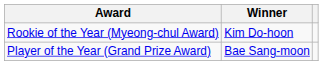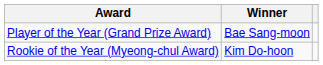rows swapped: (109, 51) <-> (113, 32)
